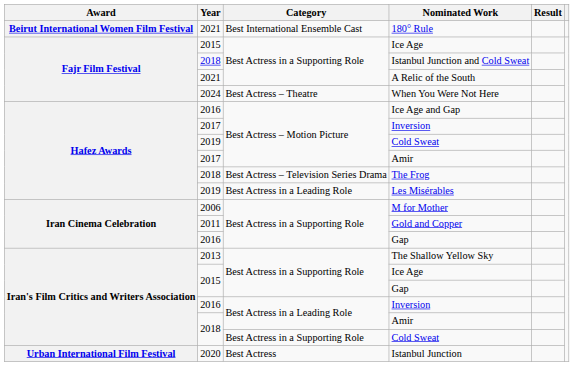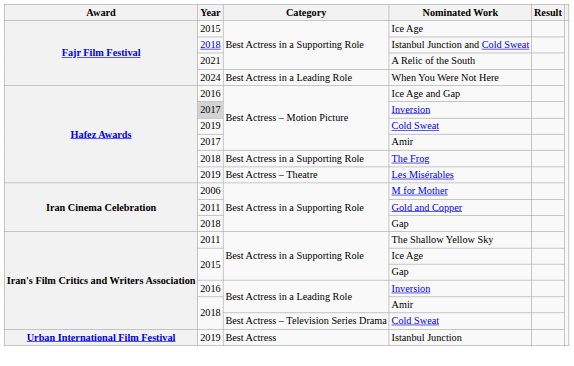- row: (101, 28)
(271, 93) Best Actress – Theatre -> (289, 77) Best Actress in a Leading Role
(210, 126) no background -> (210, 110) lightgrey background
(306, 175) Best Actress – Television Series Drama -> (295, 158) Best Actress in a Supporting Role
(289, 191) Best Actress in a Leading Role -> (271, 175) Best Actress – Theatre
(210, 239) 2016 -> (210, 223) 2018
(210, 256) 2013 -> (210, 239) 2011
(295, 337) Best Actress in a Supporting Role -> (306, 321) Best Actress – Television Series Drama
(210, 353) 2020 -> (210, 337) 2019
